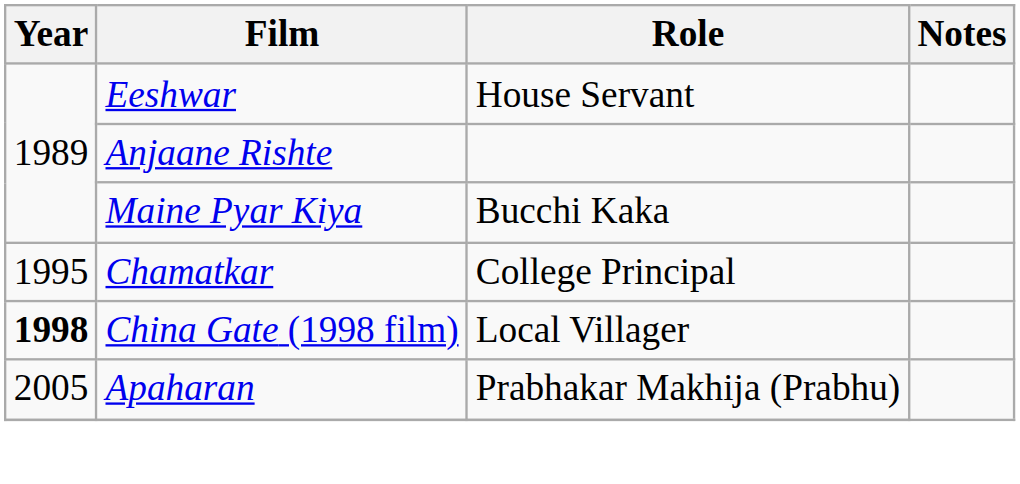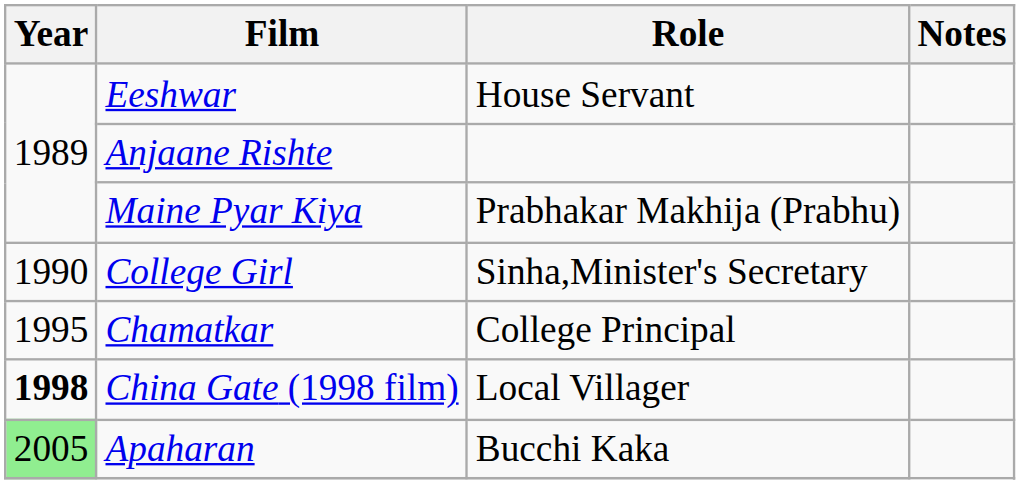(573, 211) Bucchi Kaka -> (688, 211) Prabhakar Makhija (Prabhu)
+ row: (199, 270)
(51, 388) no background -> (51, 447) lightgreen background
(688, 388) Prabhakar Makhija (Prabhu) -> (573, 447) Bucchi Kaka
